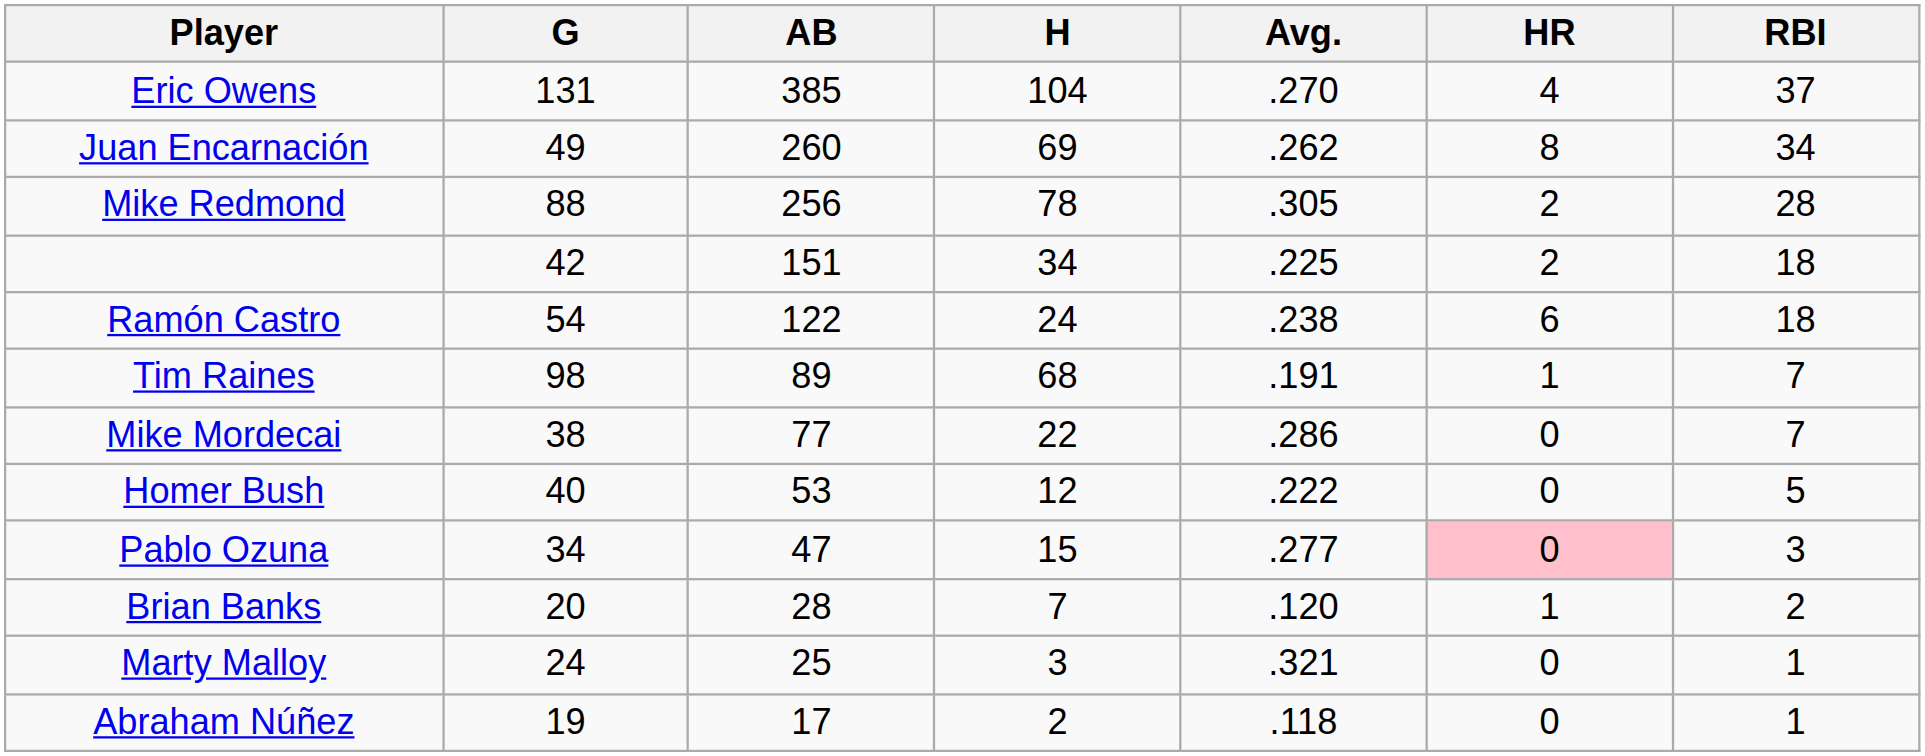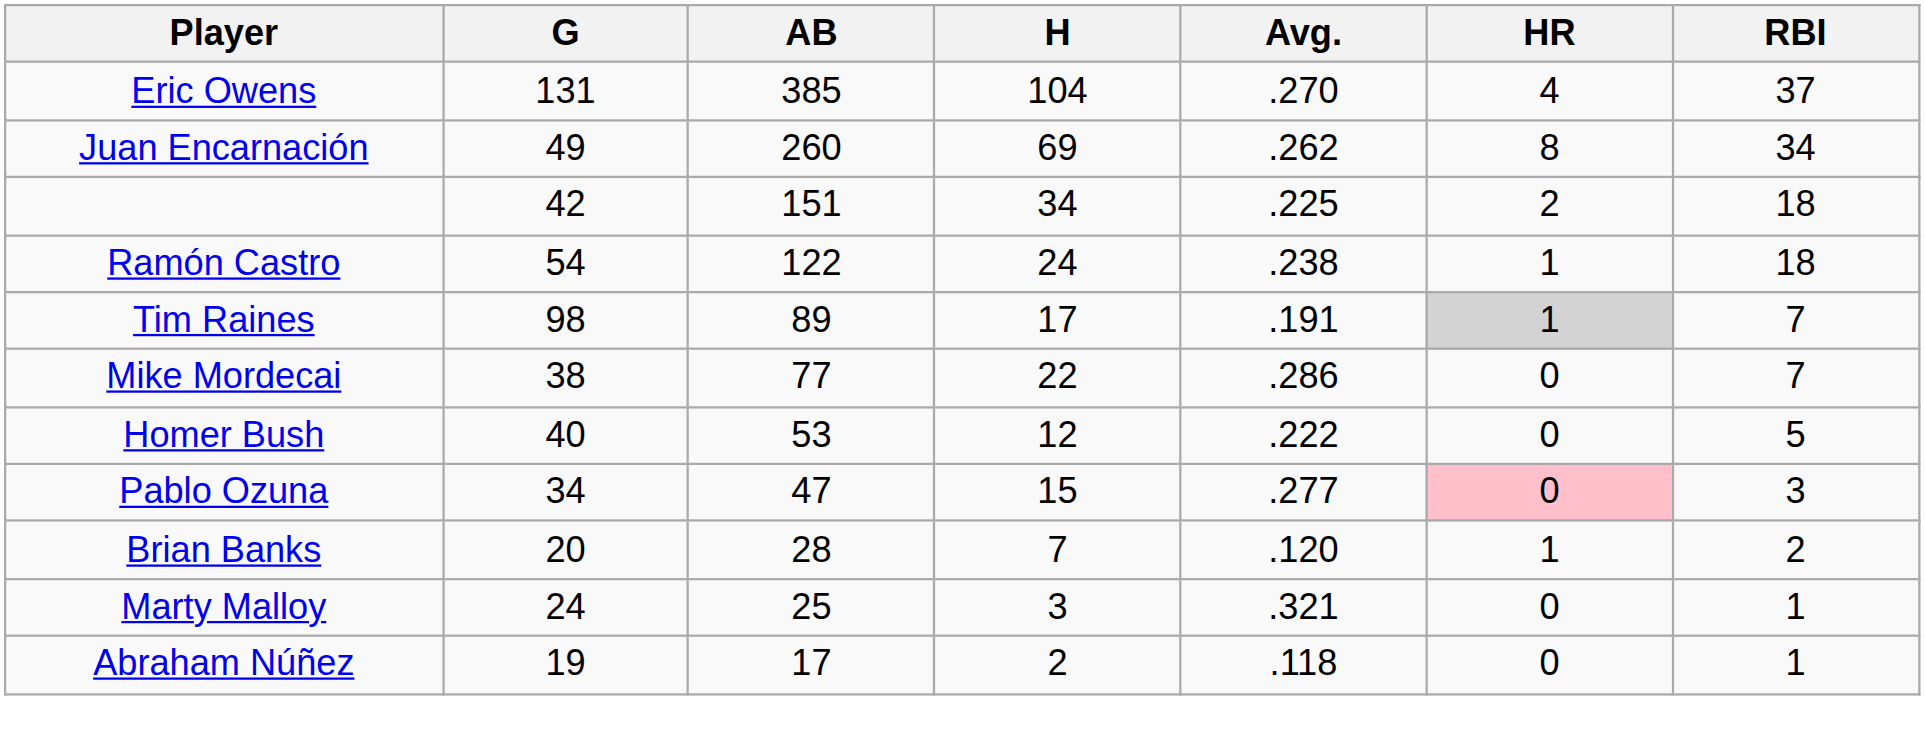- row: (224, 205)
(1549, 319) 6 -> (1549, 262) 1
(1057, 377) 68 -> (1057, 319) 17
(1549, 377) no background -> (1549, 319) lightgrey background
